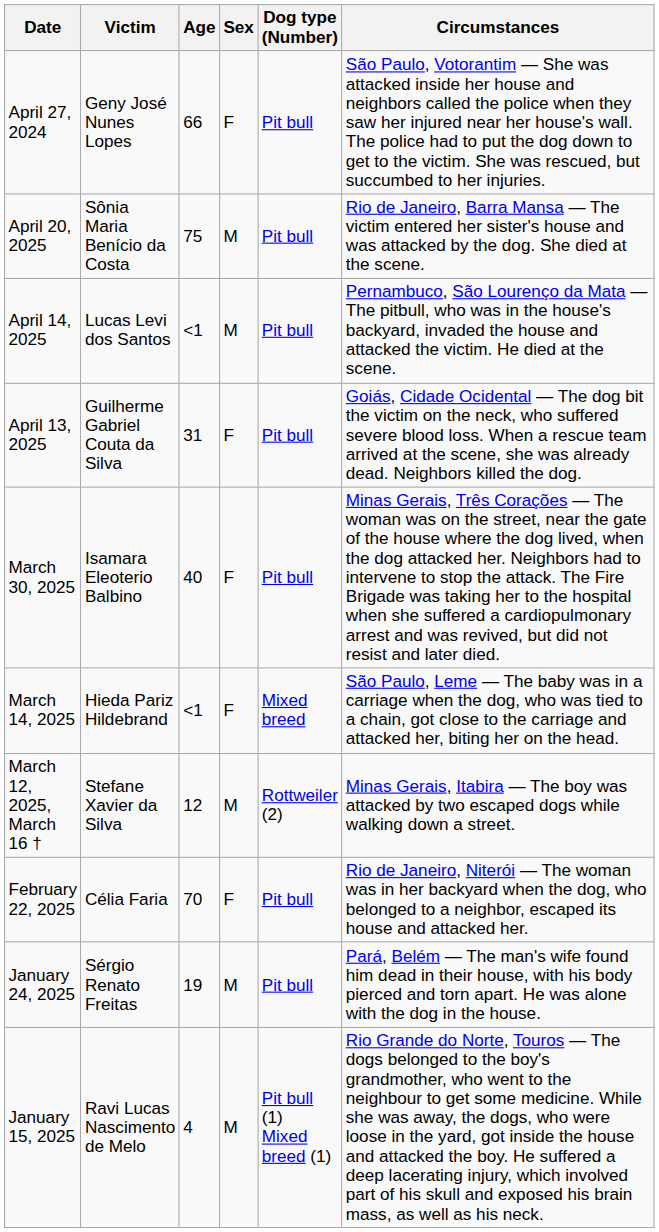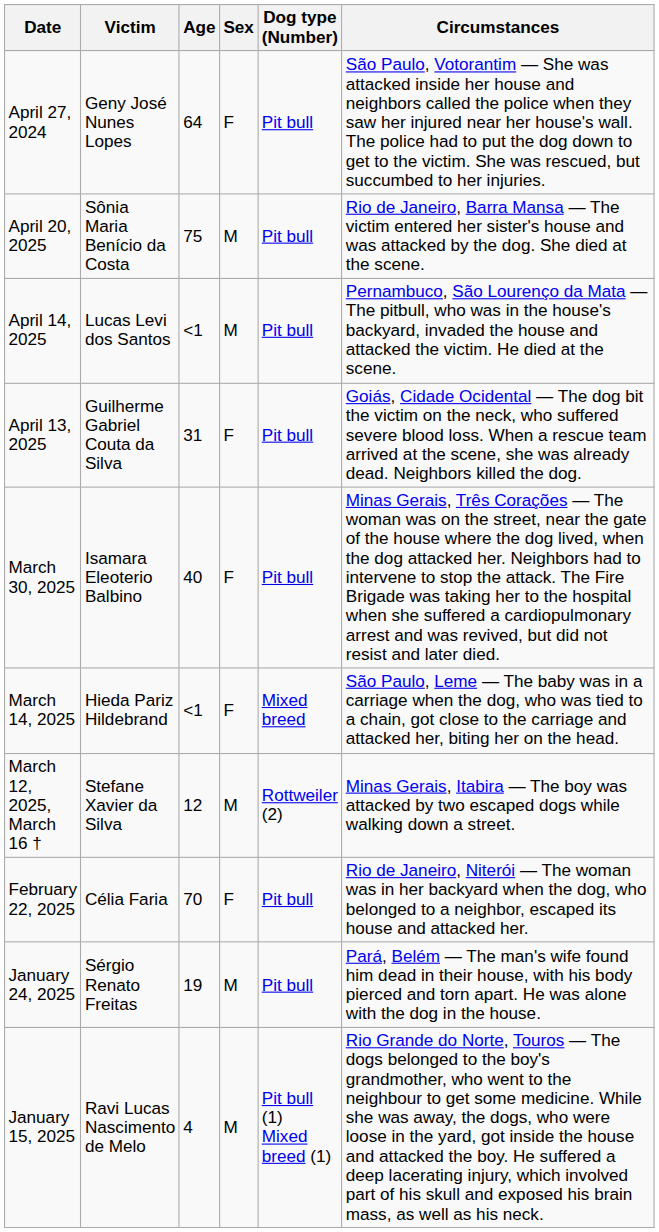(193, 122) 66 -> (193, 122) 64
